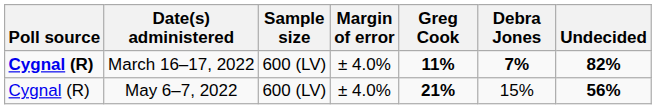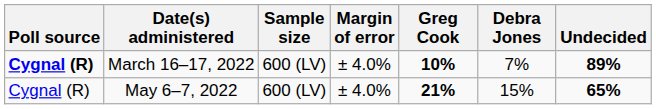(438, 64) 11% -> (438, 64) 10%
(517, 64) bold -> (517, 64) normal
(604, 64) 82% -> (604, 64) 89%
(604, 91) 56% -> (604, 91) 65%
